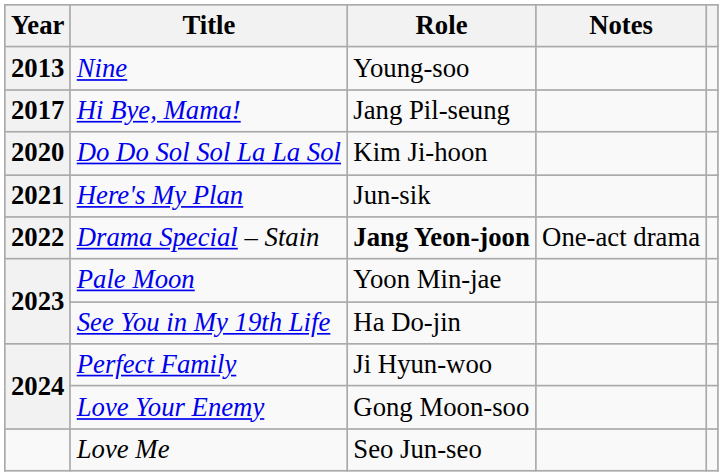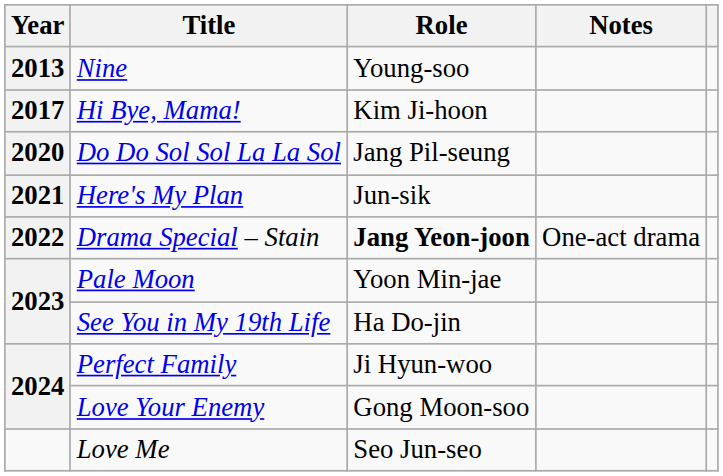(432, 110) Jang Pil-seung -> (421, 110) Kim Ji-hoon
(421, 152) Kim Ji-hoon -> (432, 152) Jang Pil-seung
